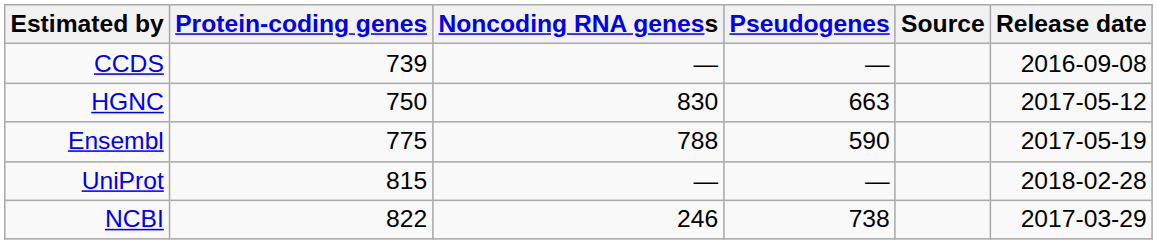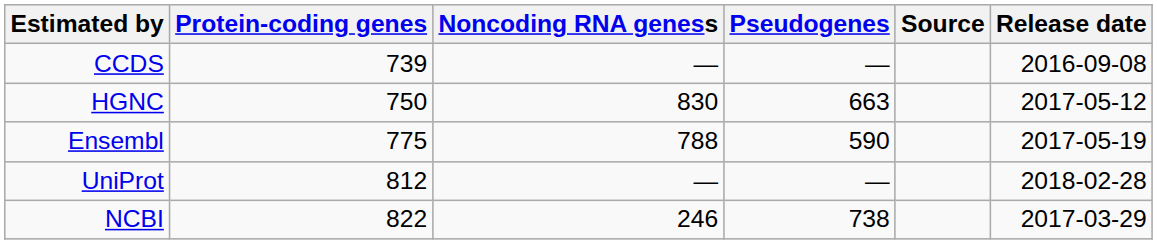(407, 180) 815 -> (407, 180) 812
